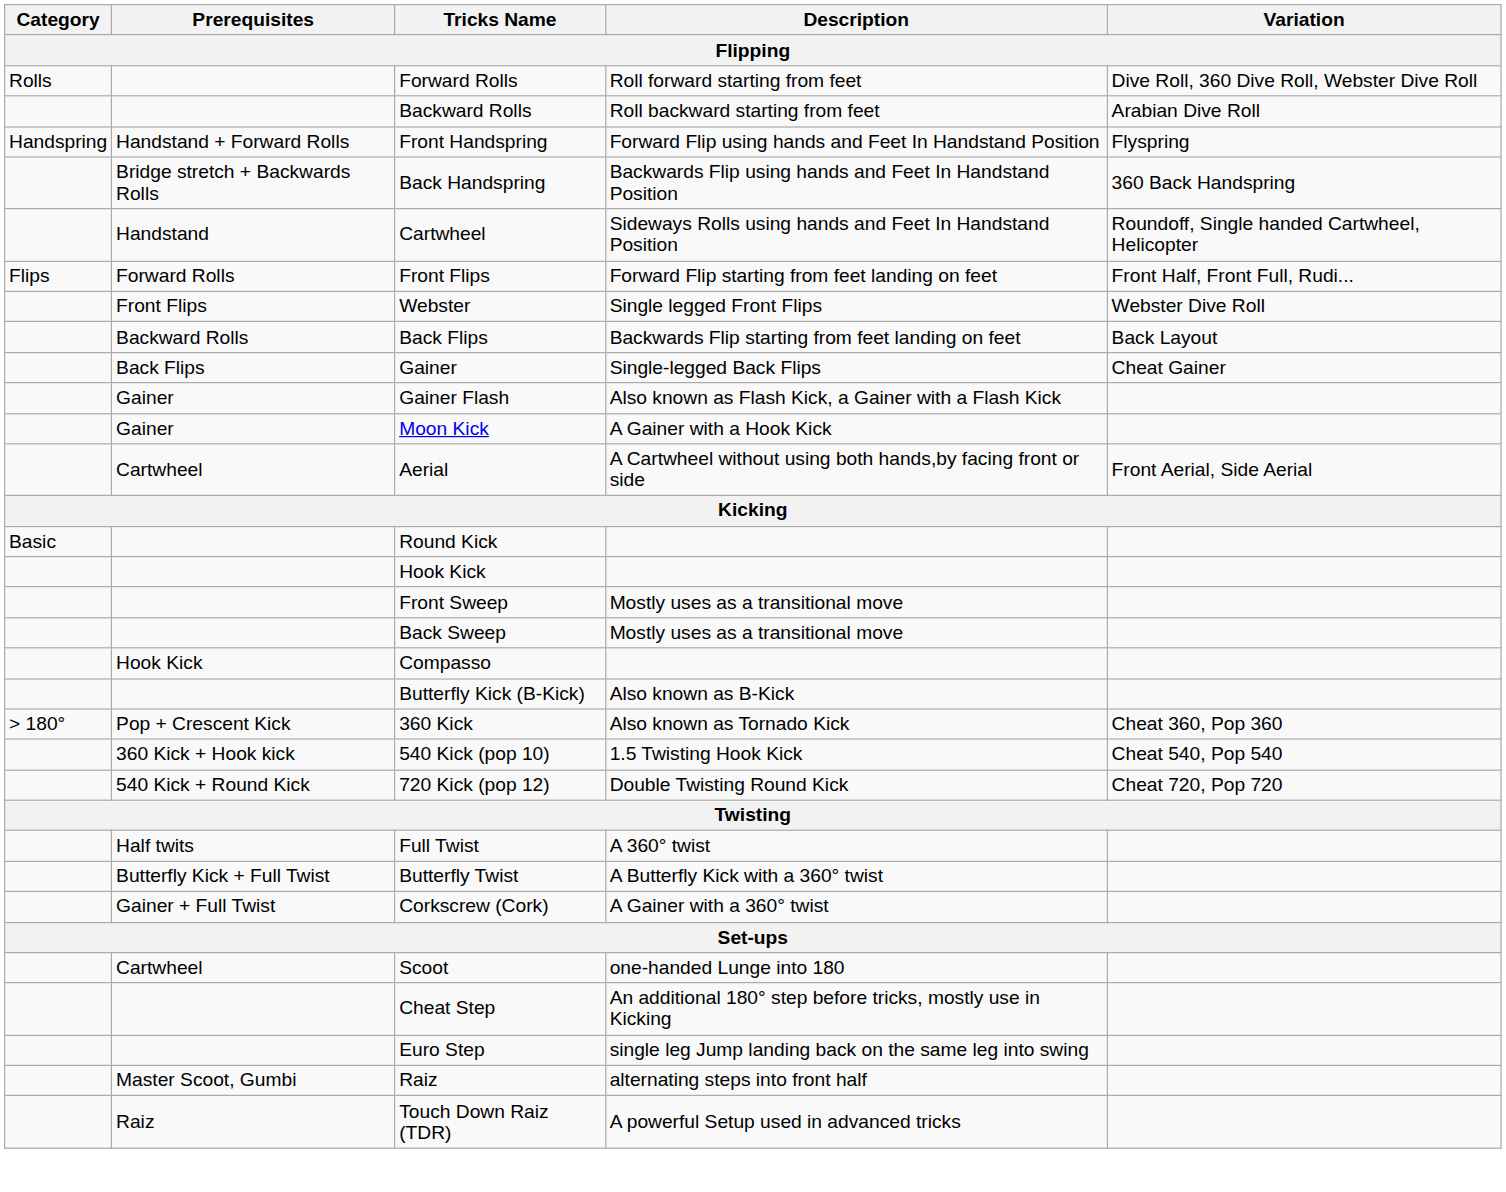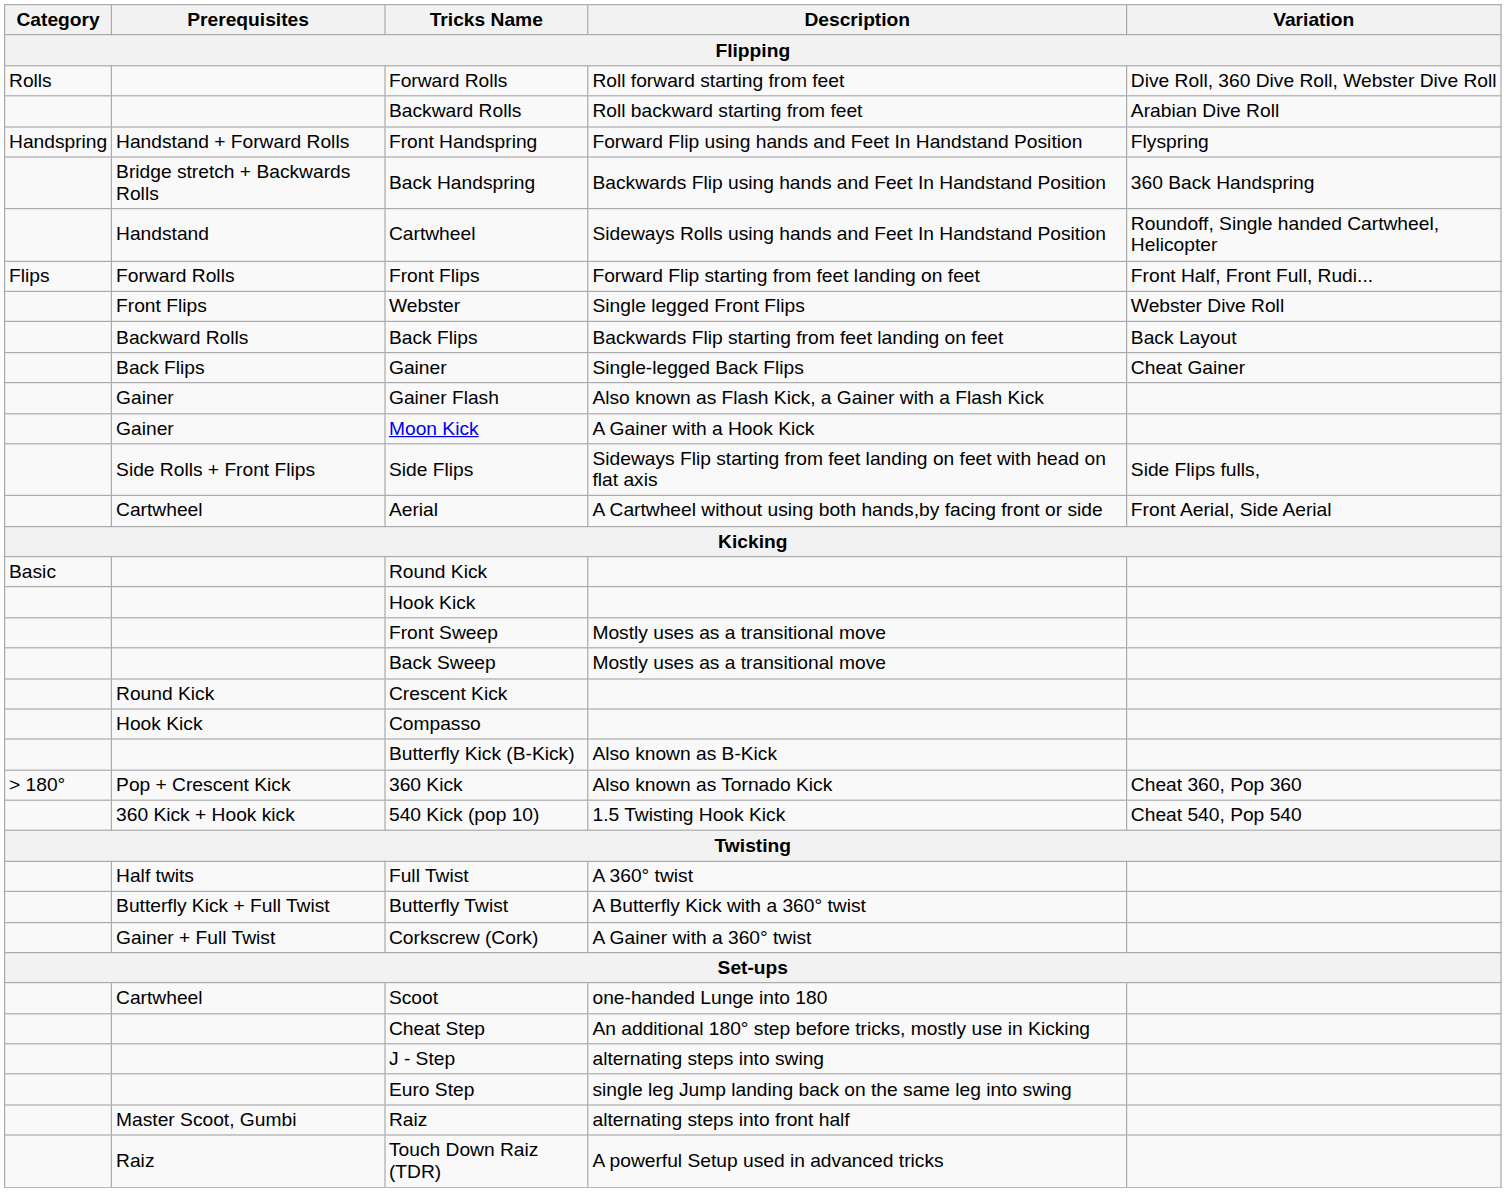+ row: (431, 469)
+ row: (448, 693)
- row: (474, 784)
+ row: (422, 1058)
